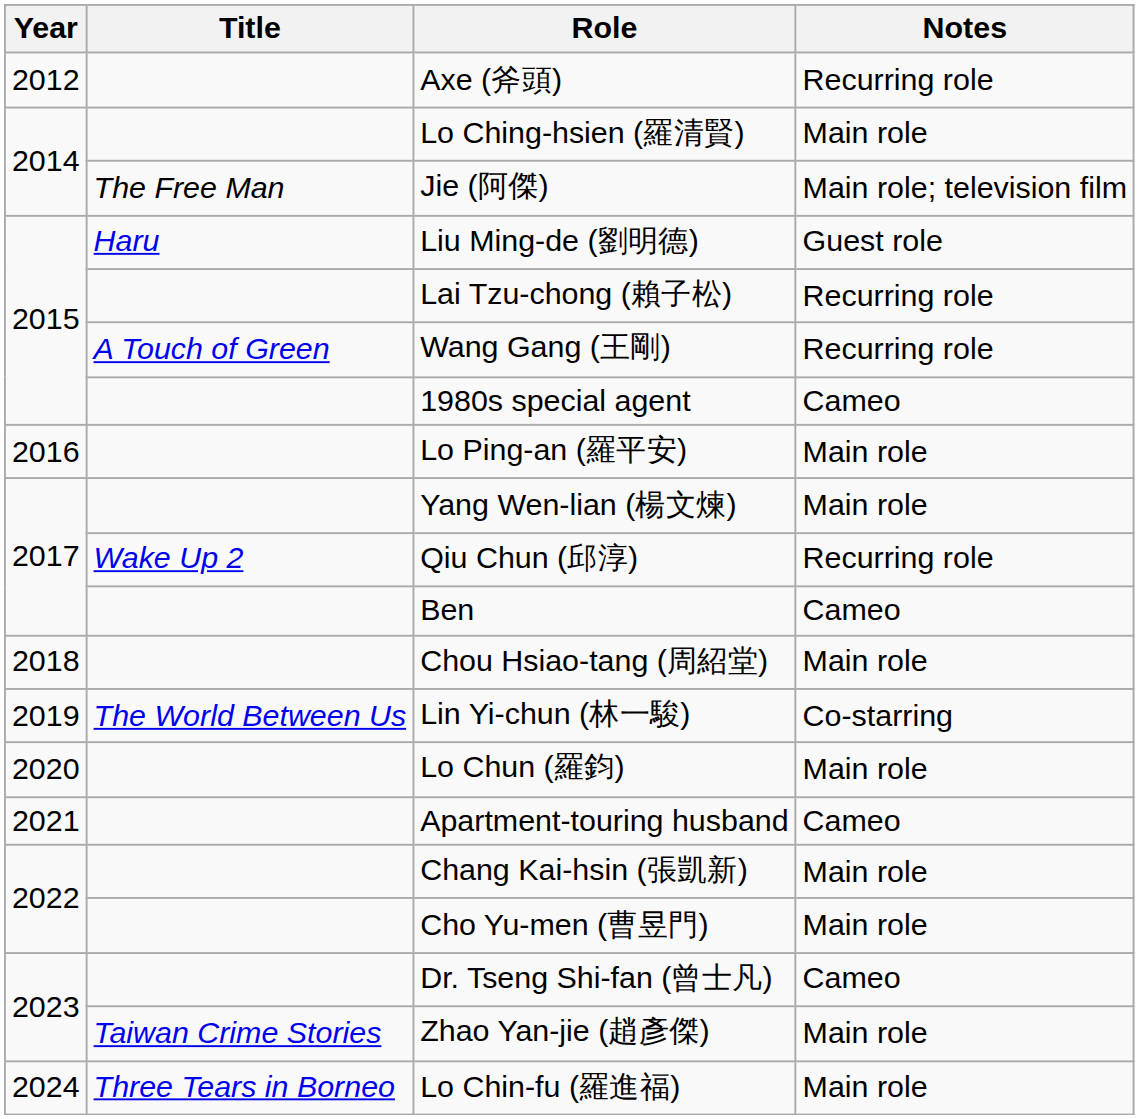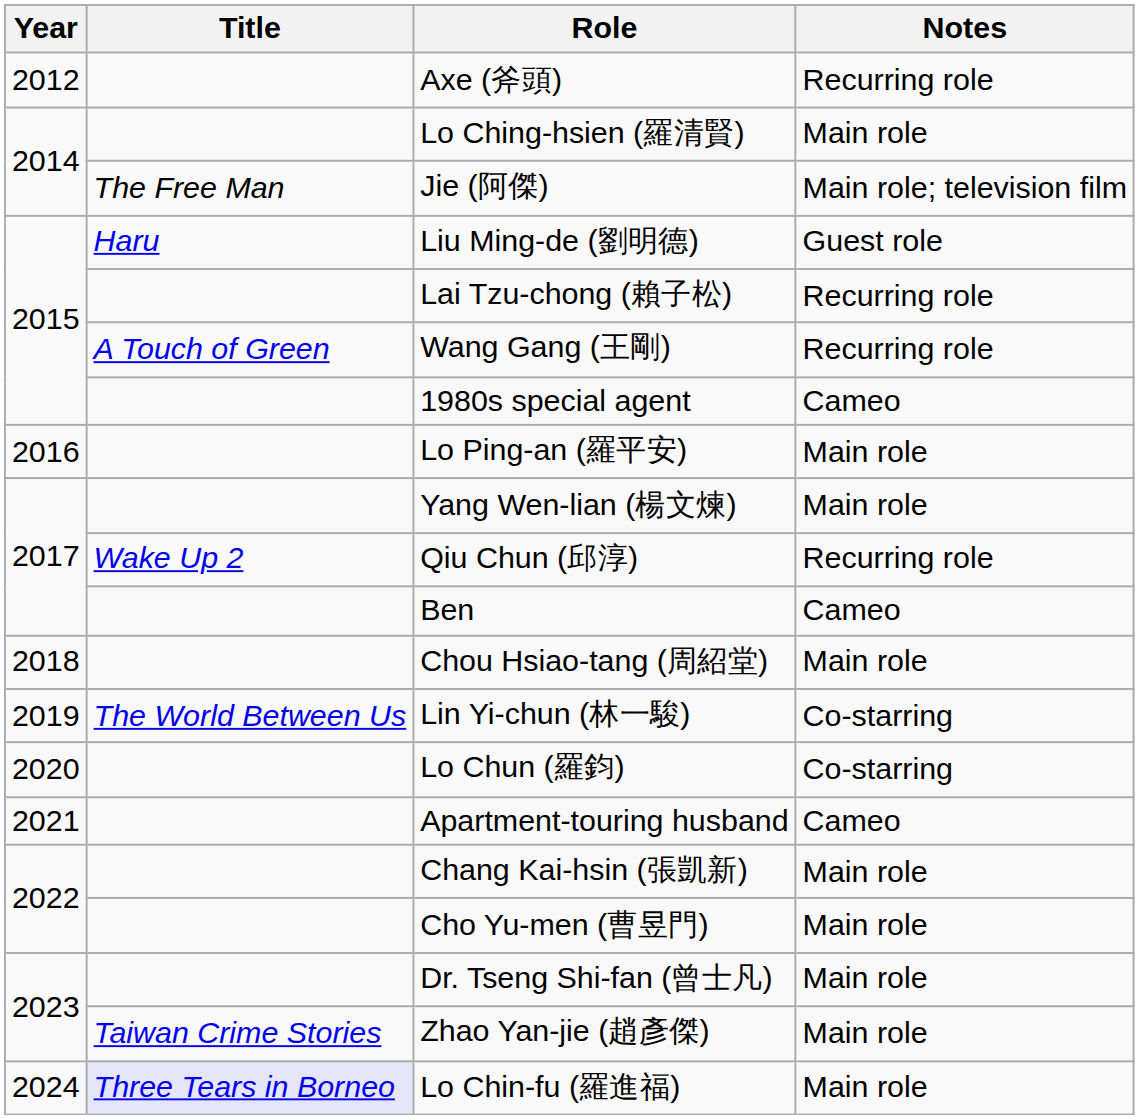(865, 769) Main role -> (878, 769) Co-starring
(852, 979) Cameo -> (865, 979) Main role
(244, 1086) no background -> (244, 1086) lavender background
